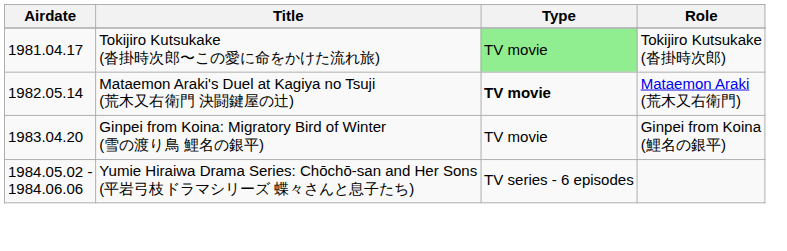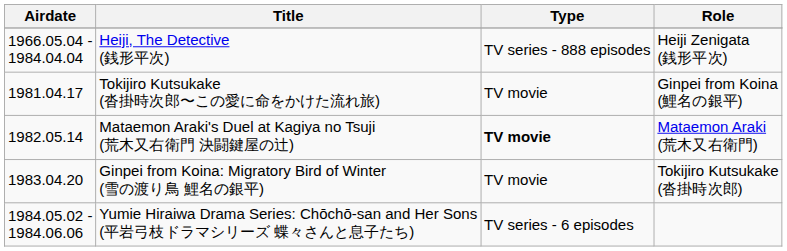+ row: (164, 49)
(516, 50) lightgreen background -> (516, 93) no background
(701, 49) Tokijiro Kutsukake (沓掛時次郎) -> (718, 92) Ginpei from Koina (鯉名の銀平)
(701, 136) Ginpei from Koina (鯉名の銀平) -> (718, 179) Tokijiro Kutsukake (沓掛時次郎)
